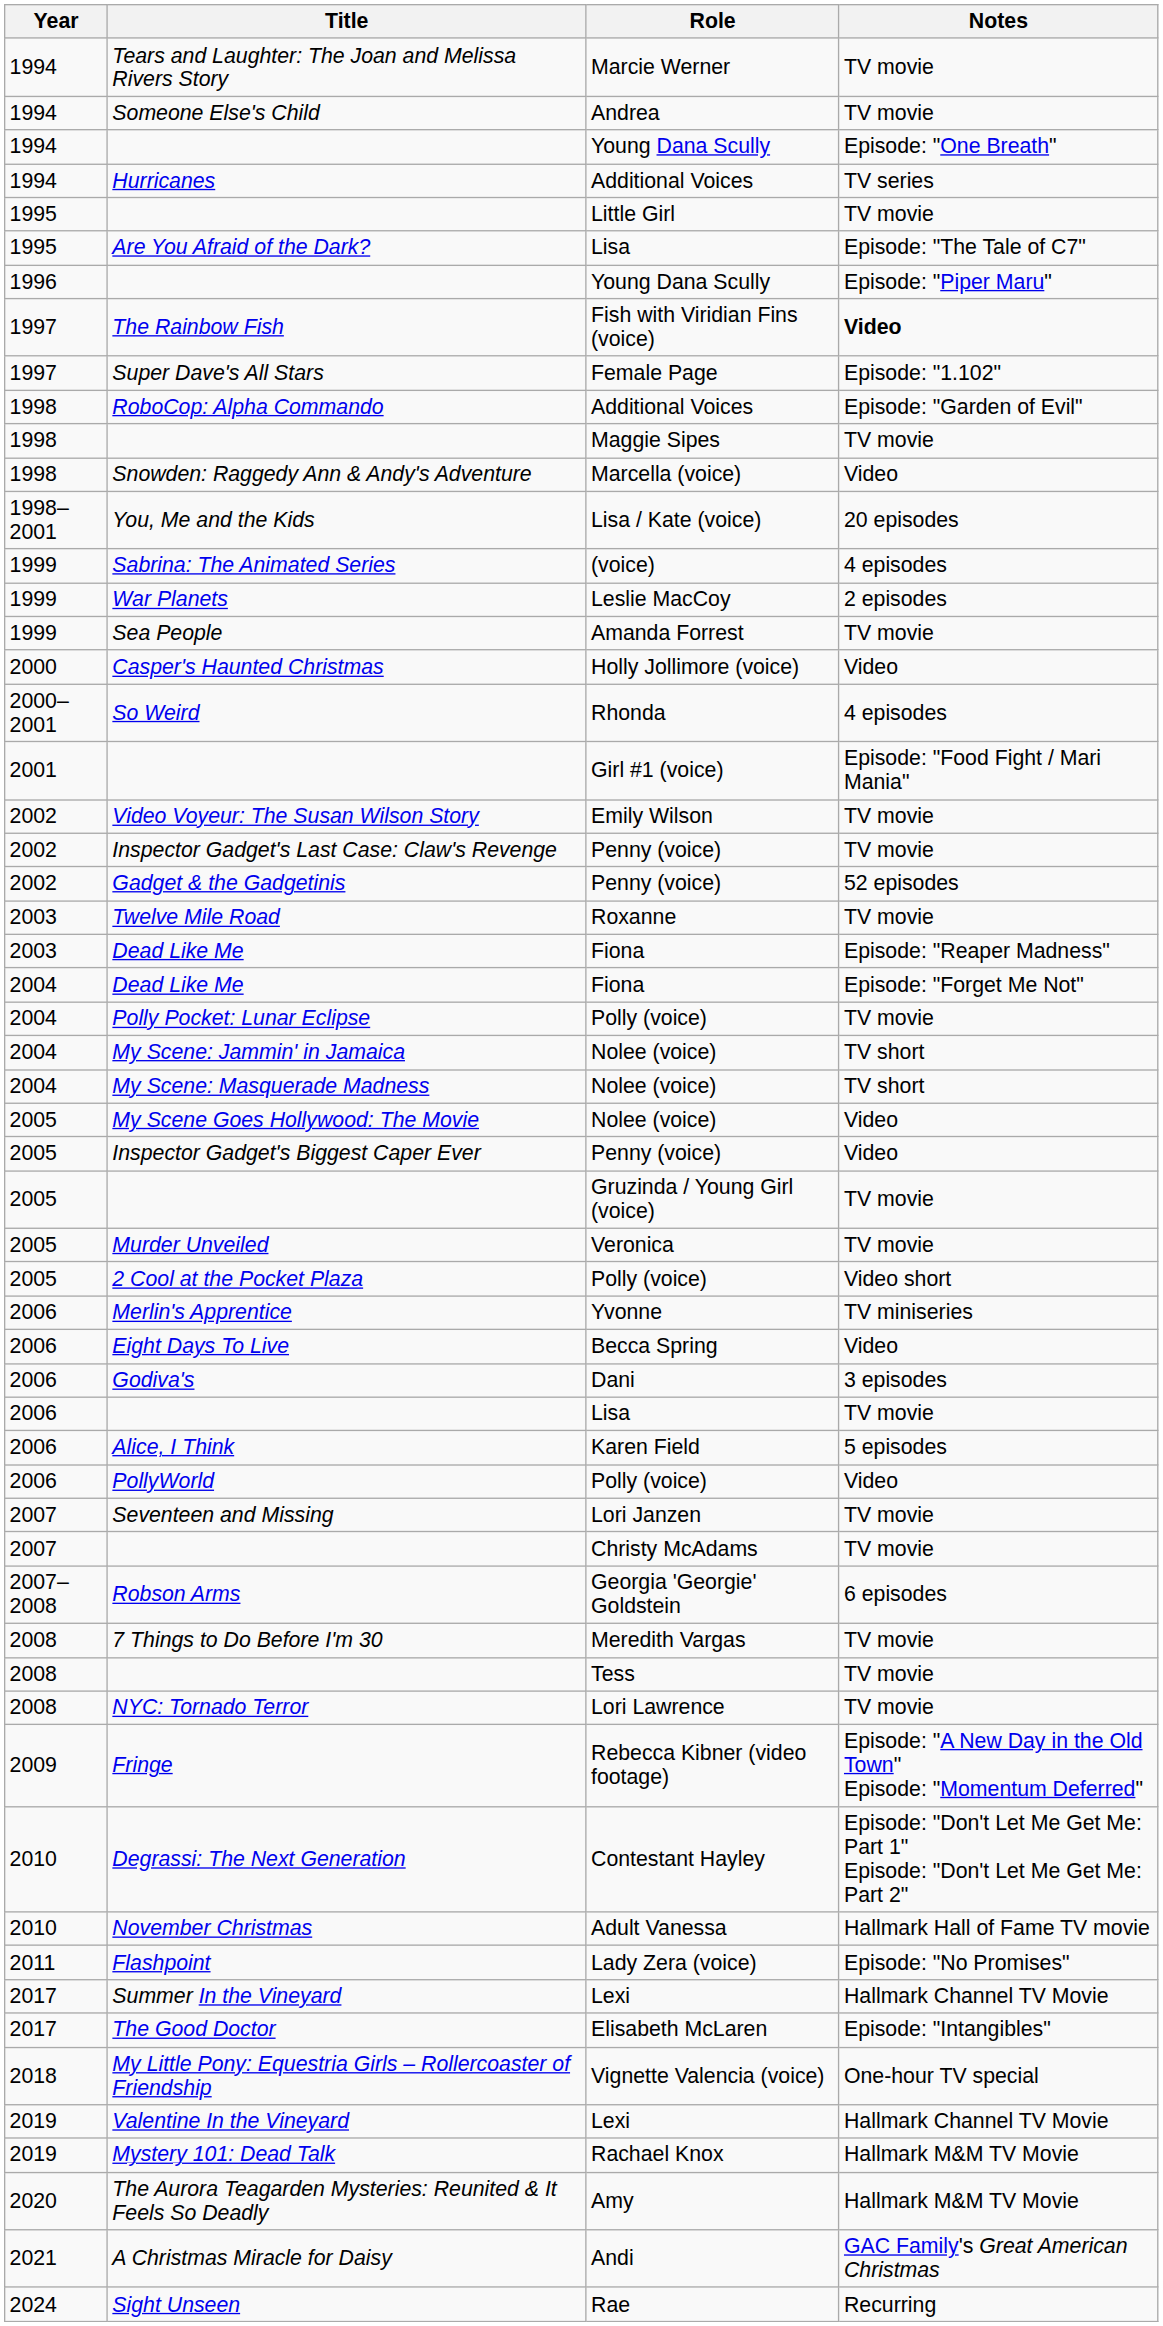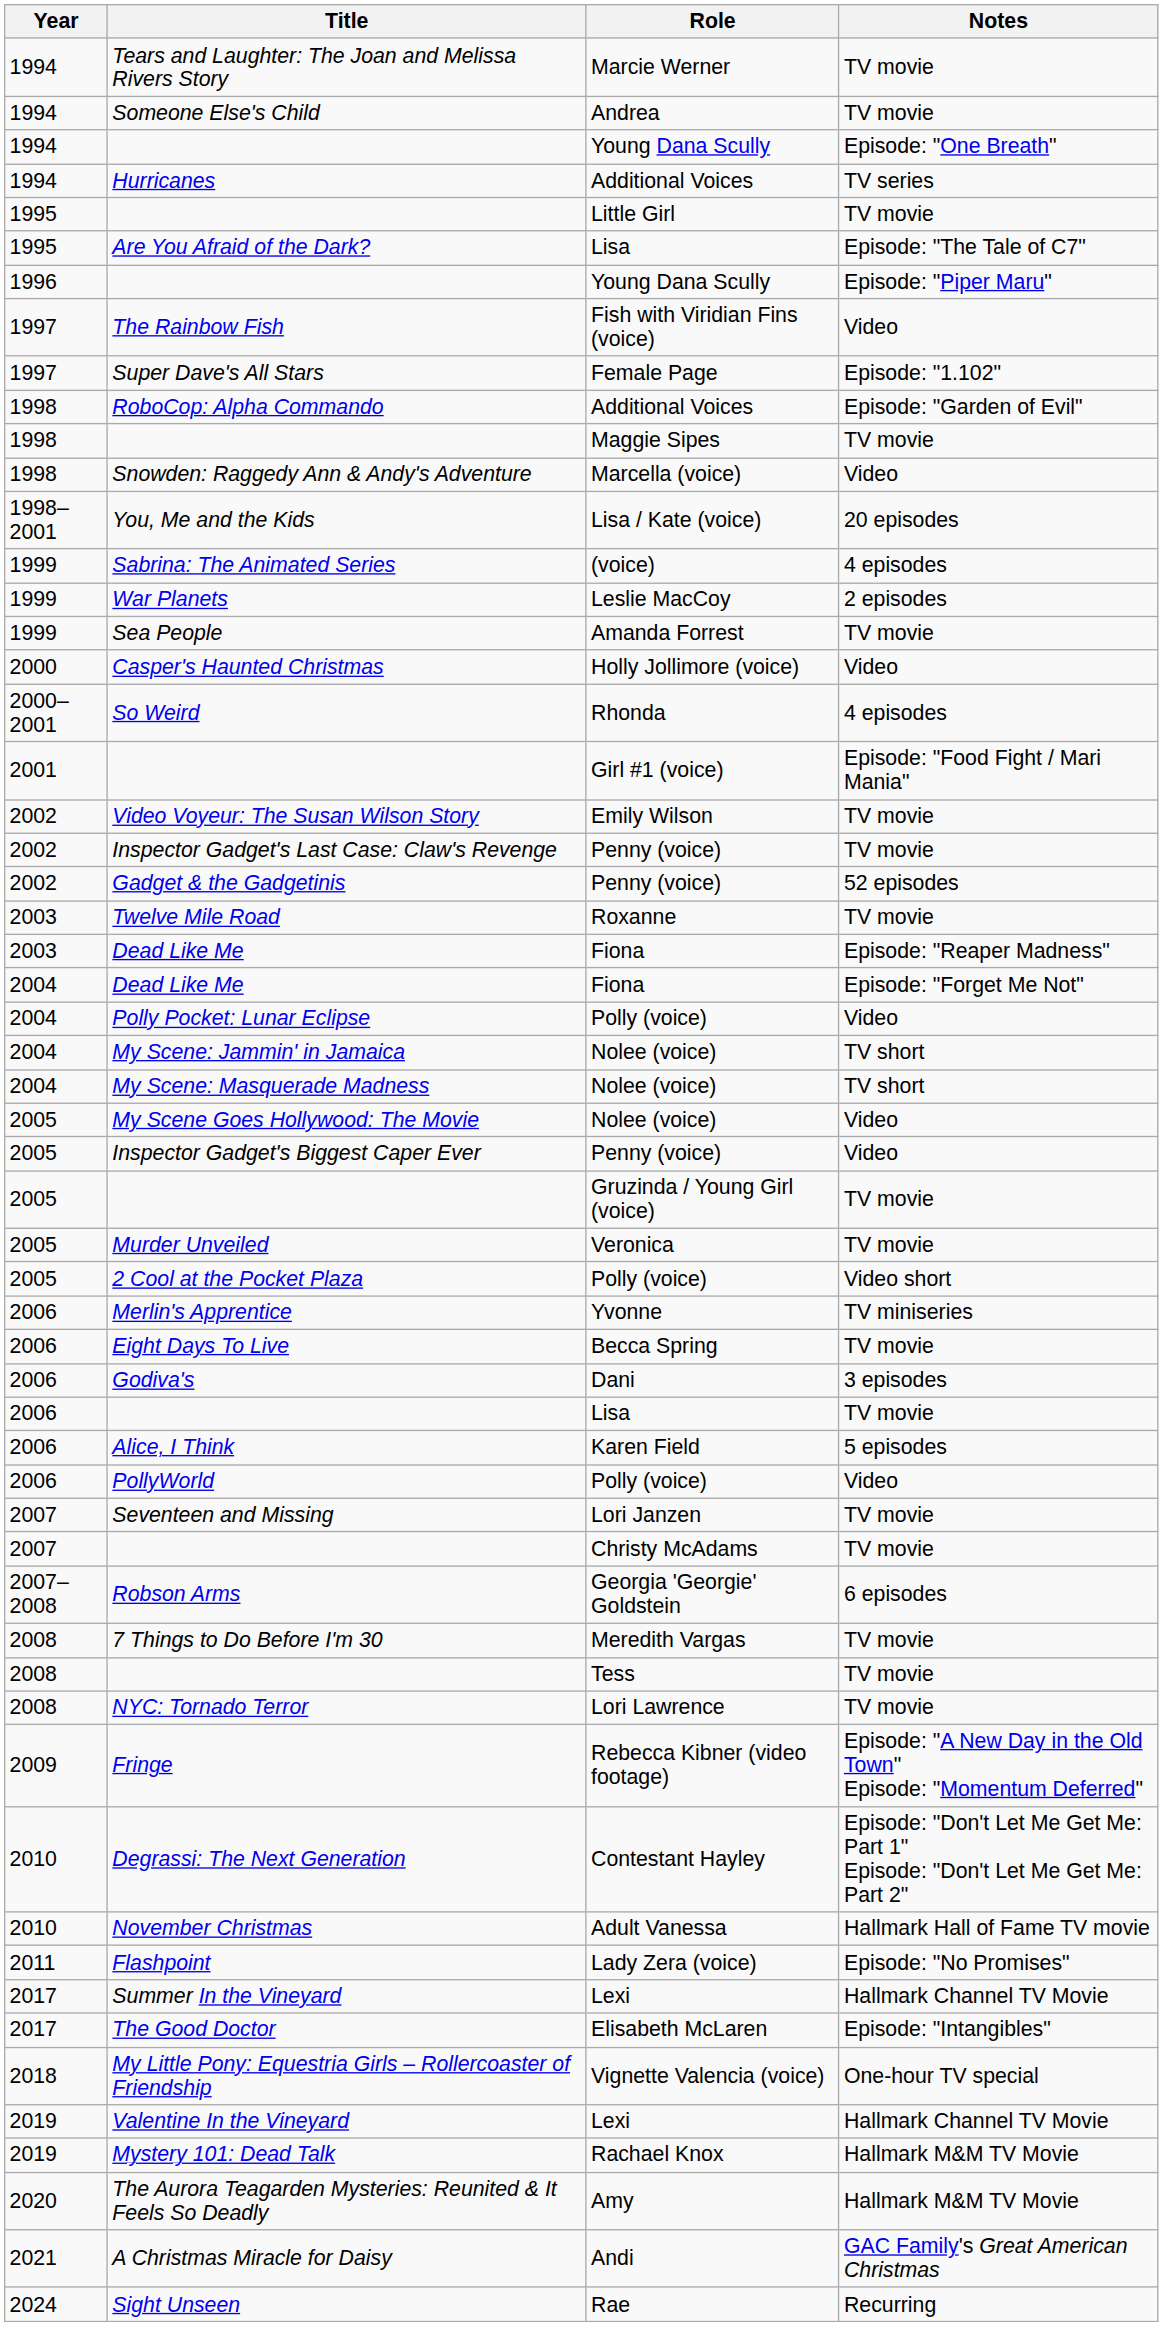(873, 327) bold -> (871, 327) normal
(889, 1018) TV movie -> (871, 1018) Video
(871, 1346) Video -> (889, 1346) TV movie
